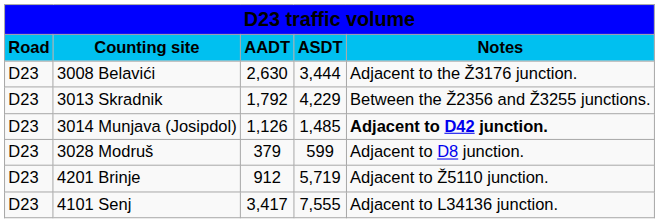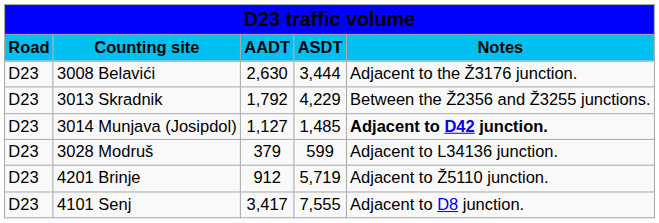(267, 126) 1,126 -> (267, 126) 1,127
(437, 152) Adjacent to D8 junction. -> (454, 152) Adjacent to L34136 junction.
(454, 204) Adjacent to L34136 junction. -> (437, 204) Adjacent to D8 junction.
